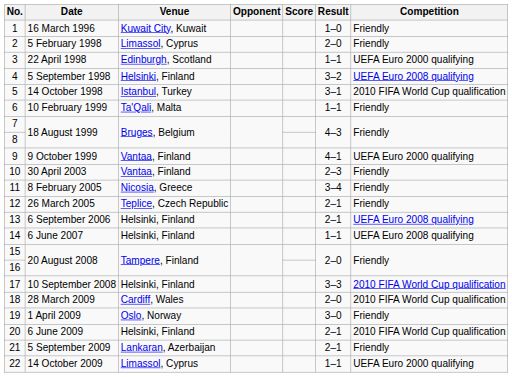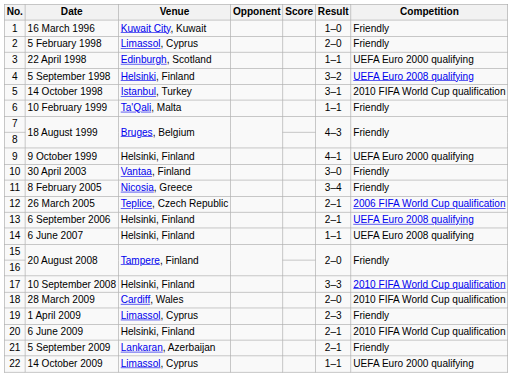(156, 156) Vantaa, Finland -> (158, 156) Helsinki, Finland
(333, 172) 2–3 -> (333, 172) 3–0
(371, 204) Friendly -> (429, 204) 2006 FIFA World Cup qualification
(151, 316) Oslo, Norway -> (159, 316) Limassol, Cyprus
(333, 316) 3–0 -> (333, 316) 2–3
